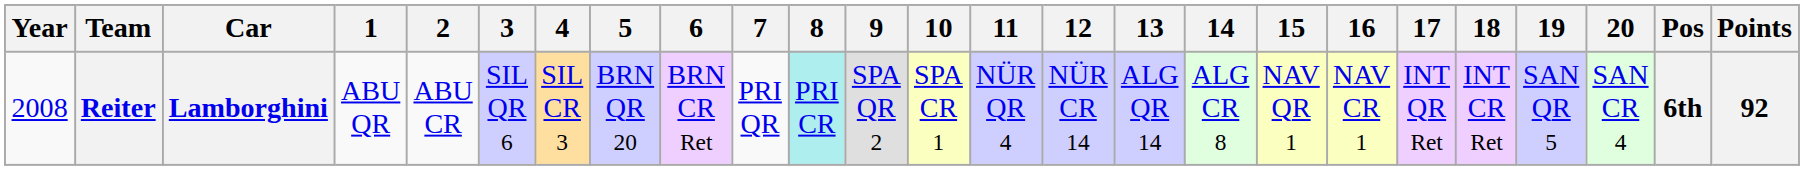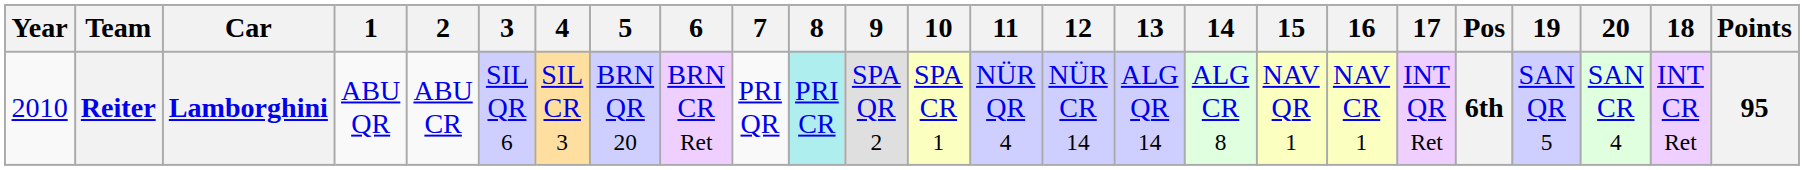columns swapped: (1487, 28) <-> (1683, 28)
(40, 107) 2008 -> (40, 107) 2010
(1754, 107) 92 -> (1754, 107) 95
